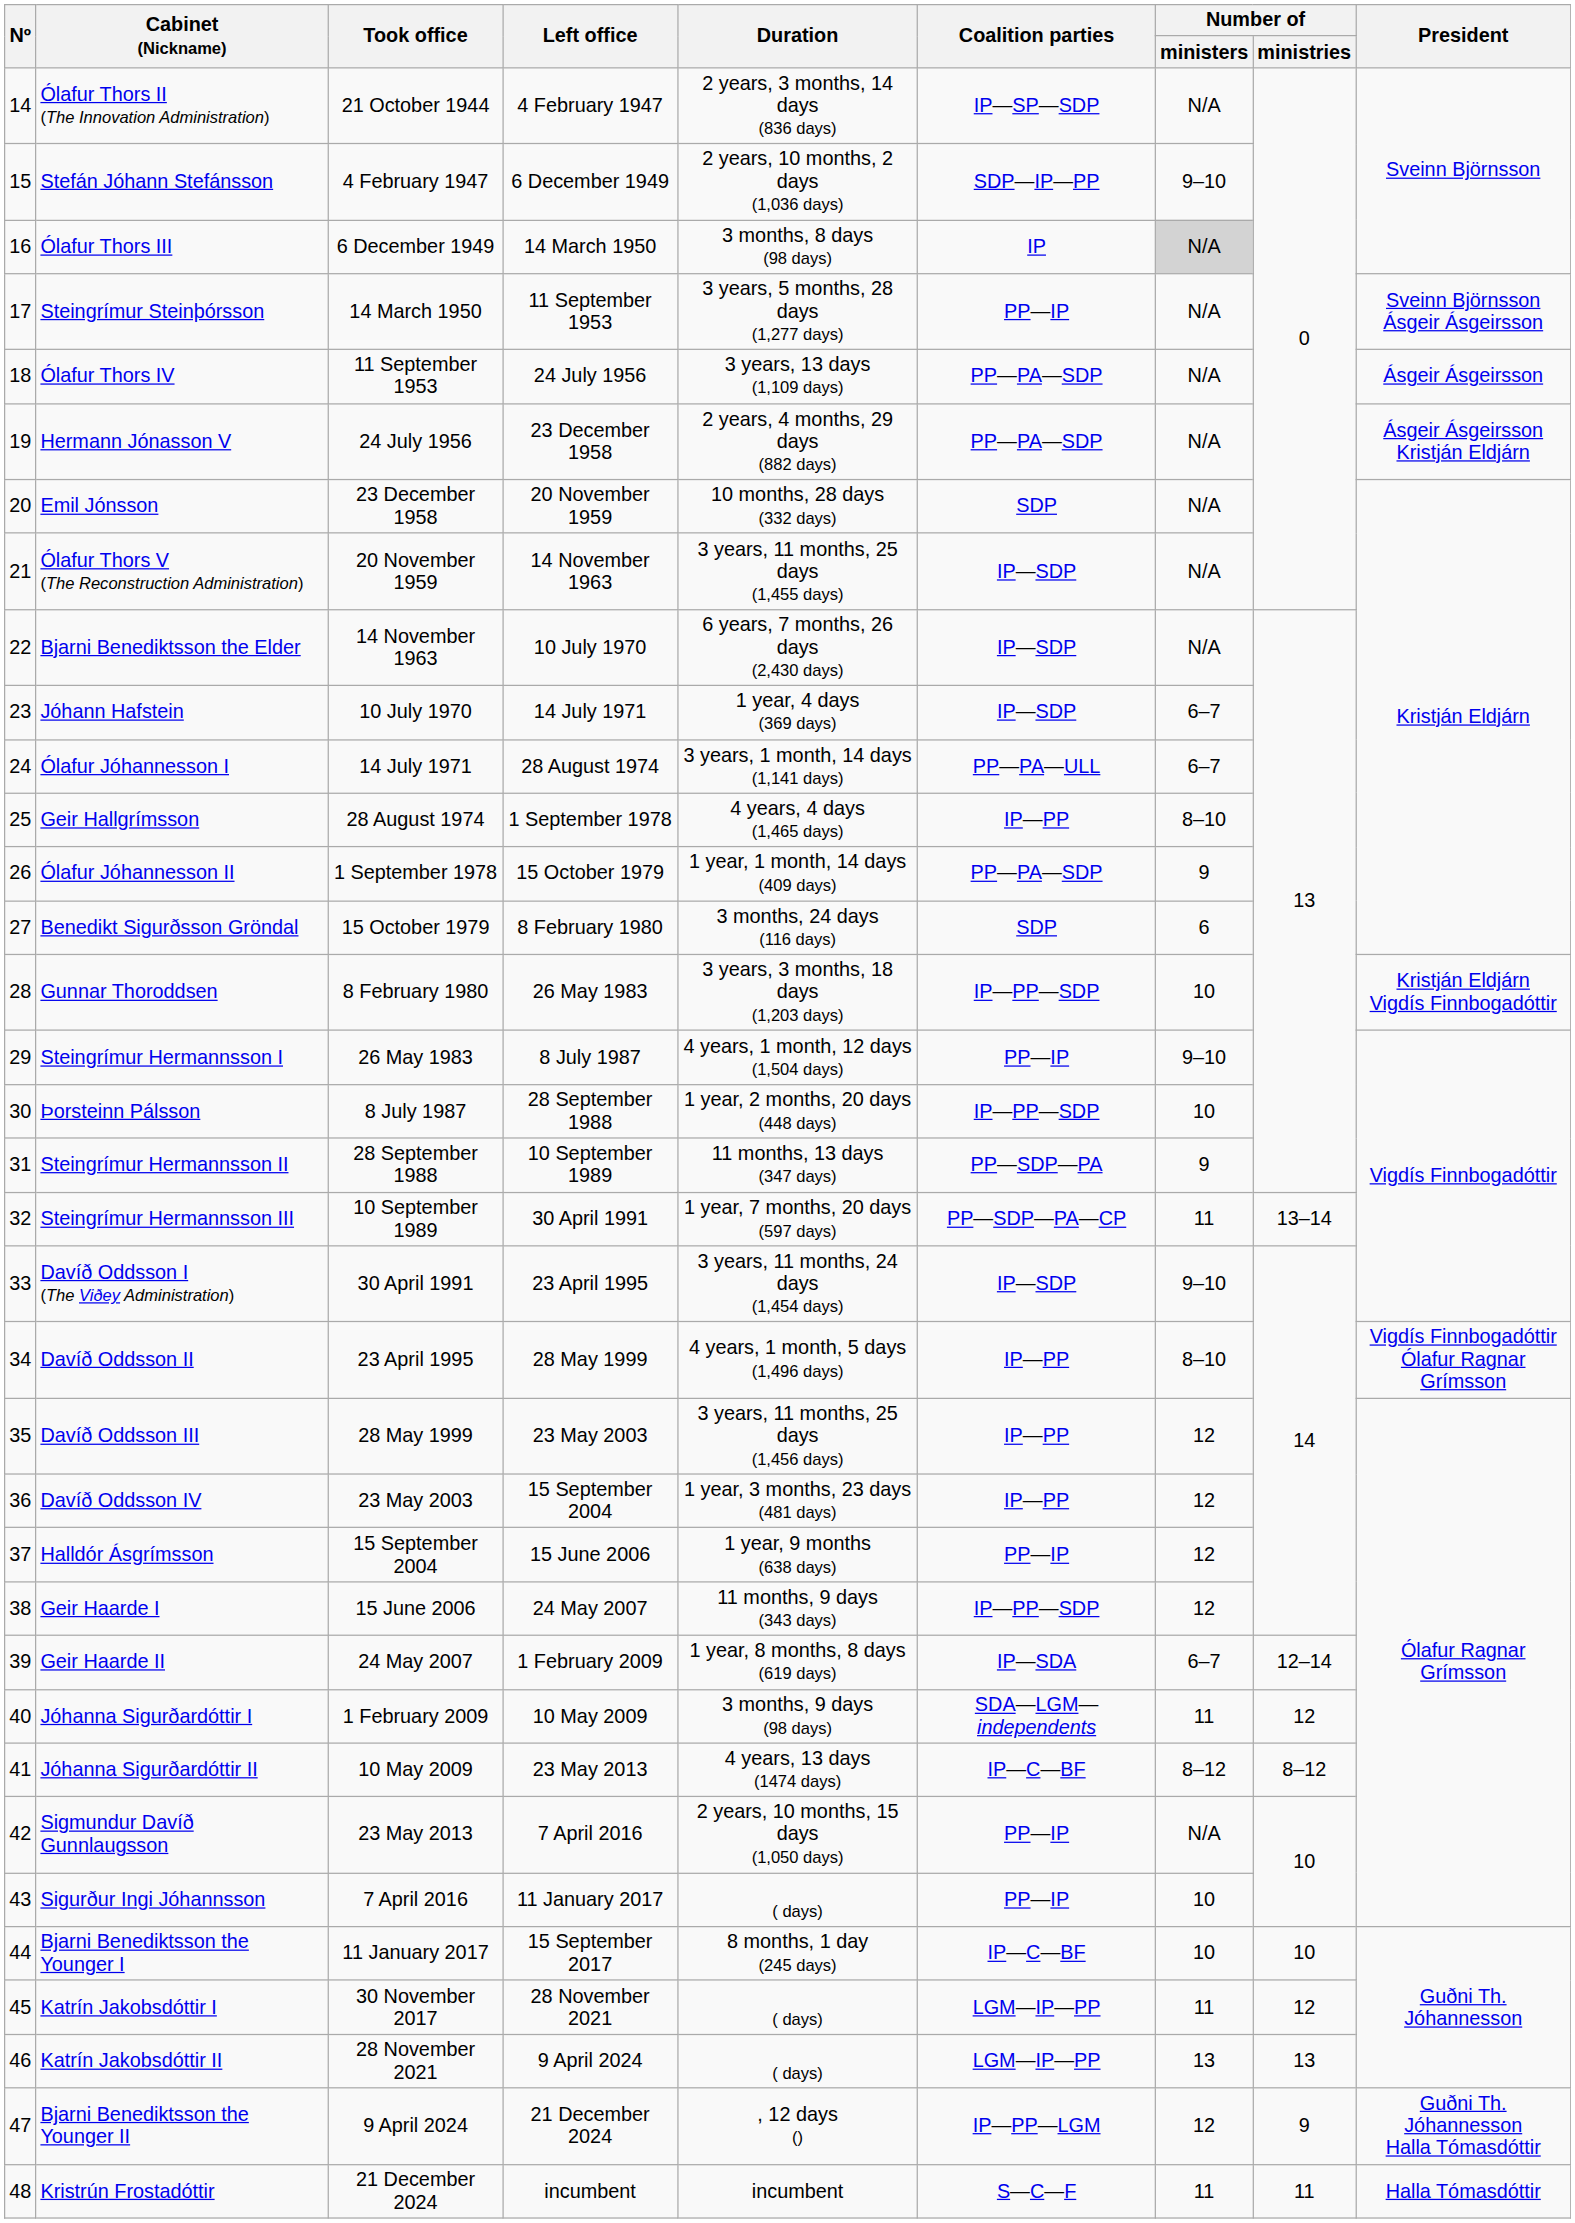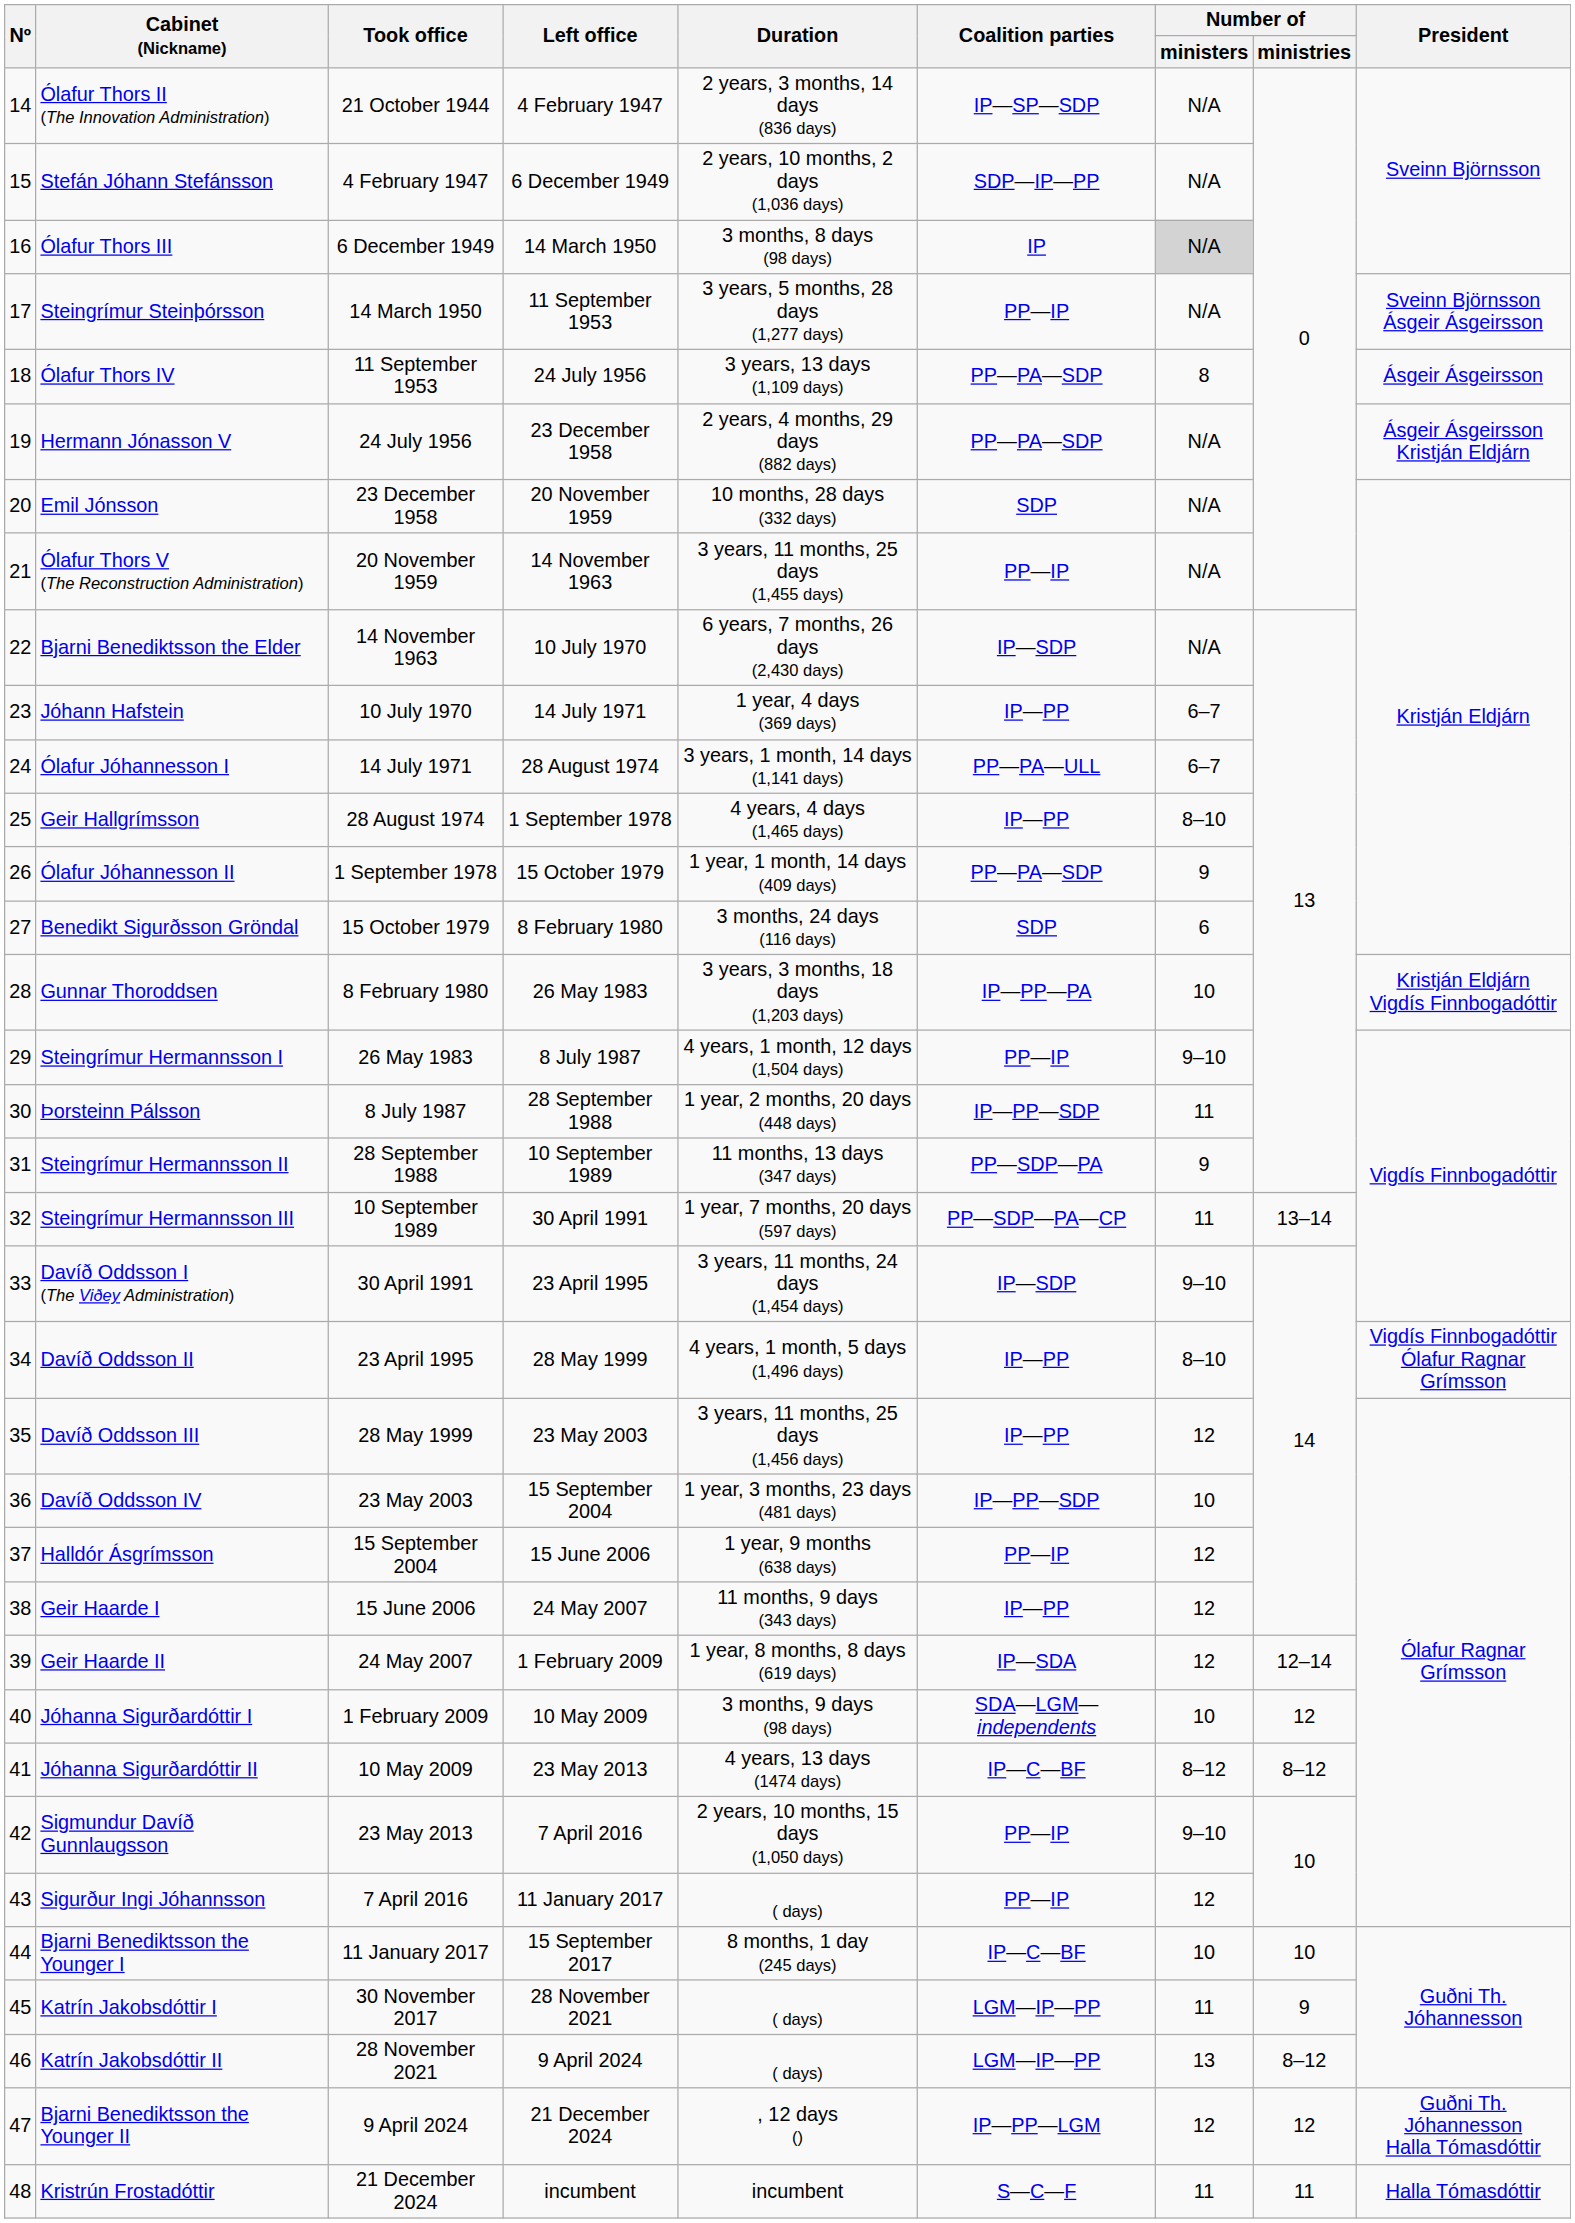(1204, 181) 9–10 -> (1204, 181) N/A
(1204, 376) N/A -> (1204, 376) 8
(1037, 571) IP—SDP -> (1037, 571) PP—IP
(1037, 712) IP—SDP -> (1037, 712) IP—PP
(1037, 992) IP—PP—SDP -> (1037, 992) IP—PP—PA
(1204, 1111) 10 -> (1204, 1111) 11
(1037, 1500) IP—PP -> (1037, 1500) IP—PP—SDP
(1204, 1500) 12 -> (1204, 1500) 10
(1037, 1608) IP—PP—SDP -> (1037, 1608) IP—PP
(1204, 1662) 6–7 -> (1204, 1662) 12
(1204, 1715) 11 -> (1204, 1715) 10
(1204, 1834) N/A -> (1204, 1834) 9–10
(1204, 1899) 10 -> (1204, 1899) 12
(1304, 2007) 12 -> (1304, 2007) 9
(1304, 2060) 13 -> (1304, 2060) 8–12
(1304, 2125) 9 -> (1304, 2125) 12
